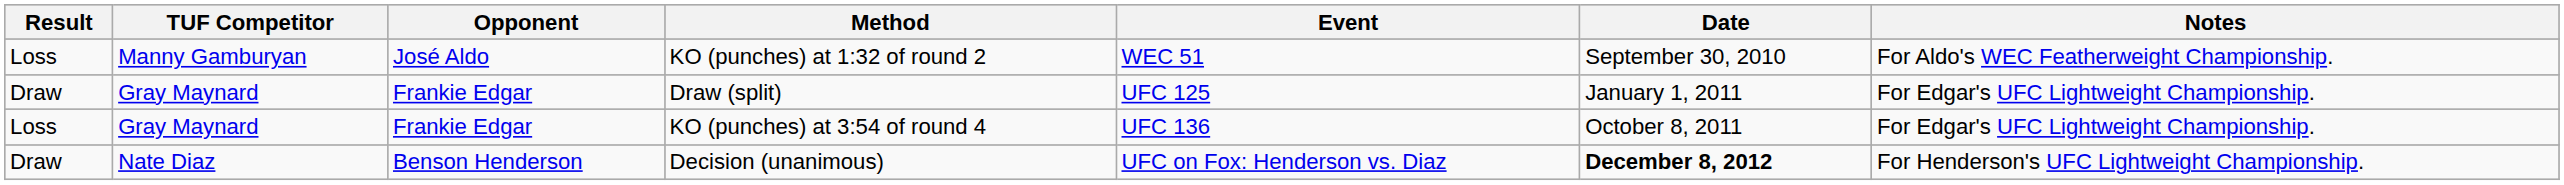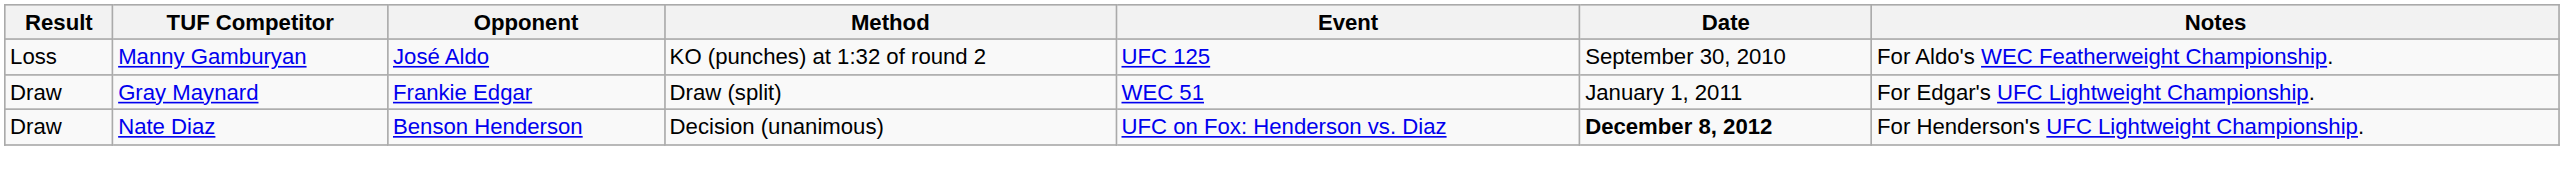(1163, 57) WEC 51 -> (1166, 57) UFC 125
(1166, 92) UFC 125 -> (1163, 92) WEC 51
- row: (828, 127)
